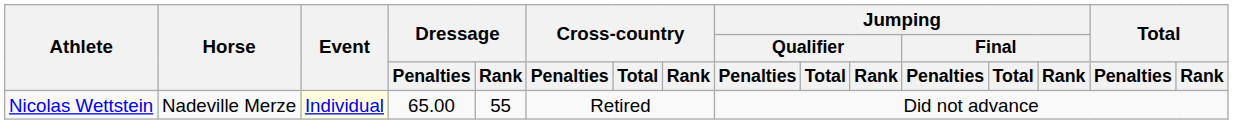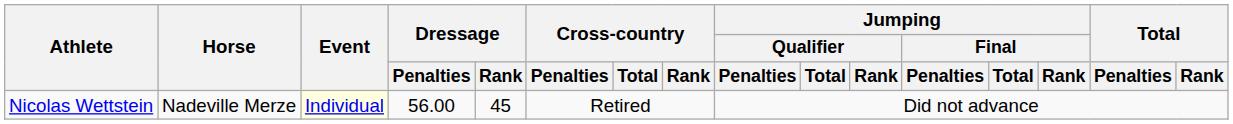(432, 105) 65.00 -> (432, 105) 56.00
(501, 105) 55 -> (501, 105) 45
